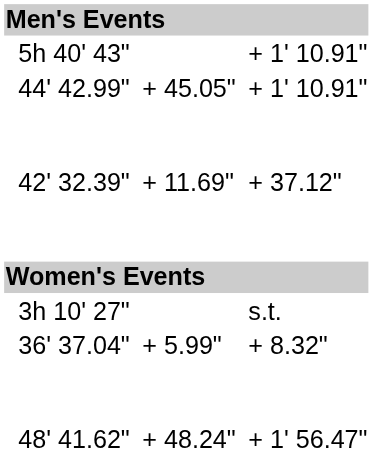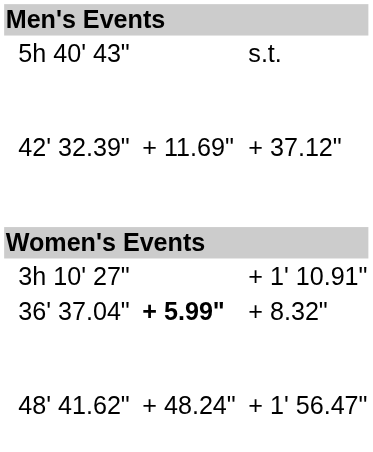(308, 54) + 1' 10.91" -> (265, 54) s.t.
- row: (6, 89)
(265, 311) s.t. -> (308, 277) + 1' 10.91"
(182, 346) normal -> (184, 311) bold
